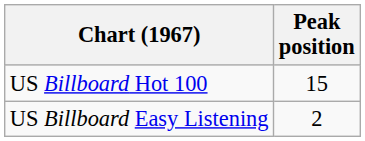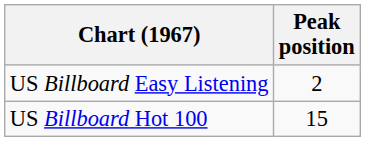rows swapped: (139, 118) <-> (109, 82)
